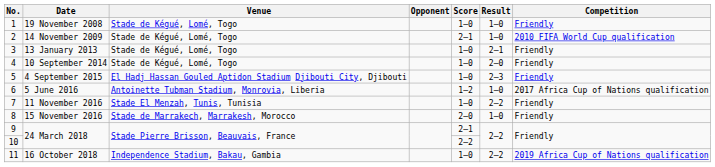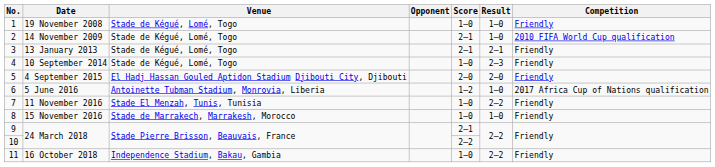(466, 50) 1–0 -> (466, 50) 2–1
(496, 63) 2–0 -> (496, 63) 2–3
(466, 77) 1–0 -> (466, 77) 2–0
(496, 77) 2–3 -> (496, 77) 2–0
(466, 116) 2–0 -> (466, 116) 1–0
(612, 155) 2019 Africa Cup of Nations qualification -> (534, 155) Friendly
